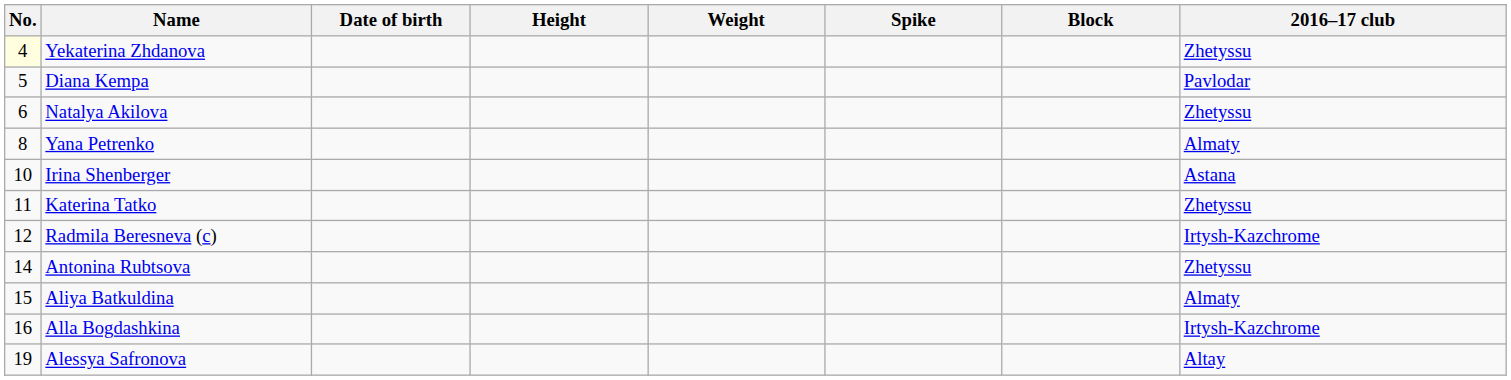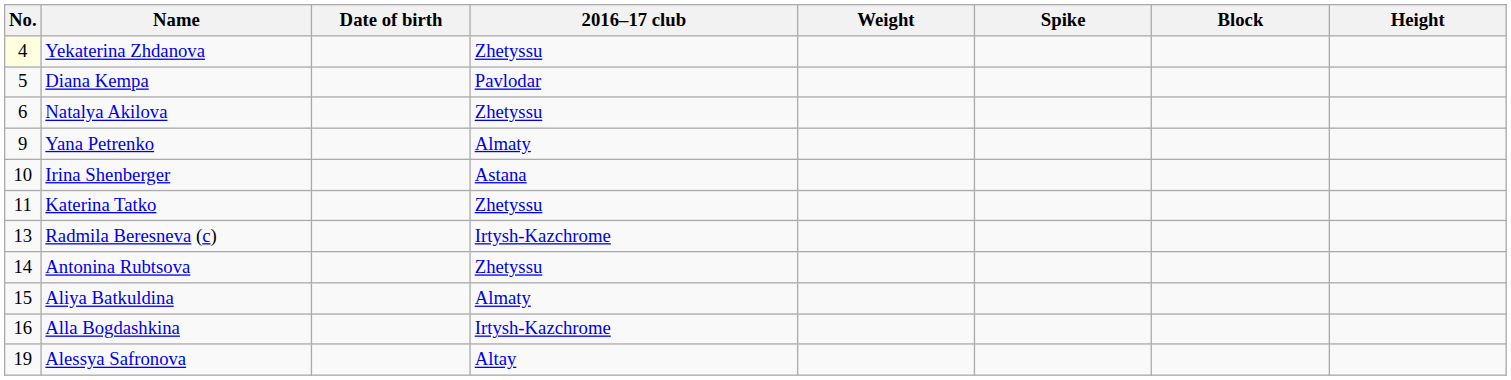columns swapped: (559, 20) <-> (1343, 20)
(23, 143) 8 -> (23, 143) 9
(23, 236) 12 -> (23, 236) 13
